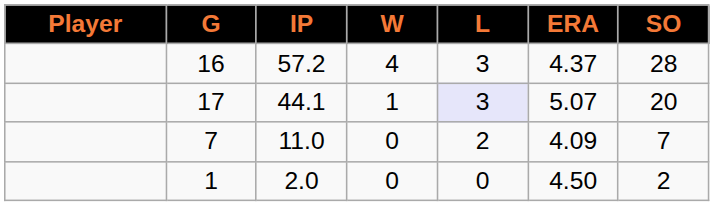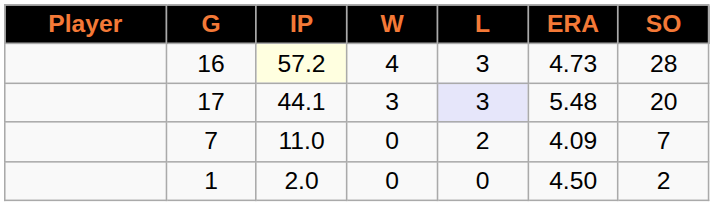(302, 63) no background -> (302, 63) lightyellow background
(573, 63) 4.37 -> (573, 63) 4.73
(392, 102) 1 -> (392, 102) 3
(573, 102) 5.07 -> (573, 102) 5.48
